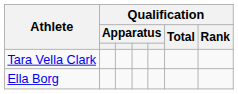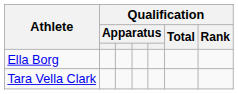rows swapped: (33, 79) <-> (52, 59)
